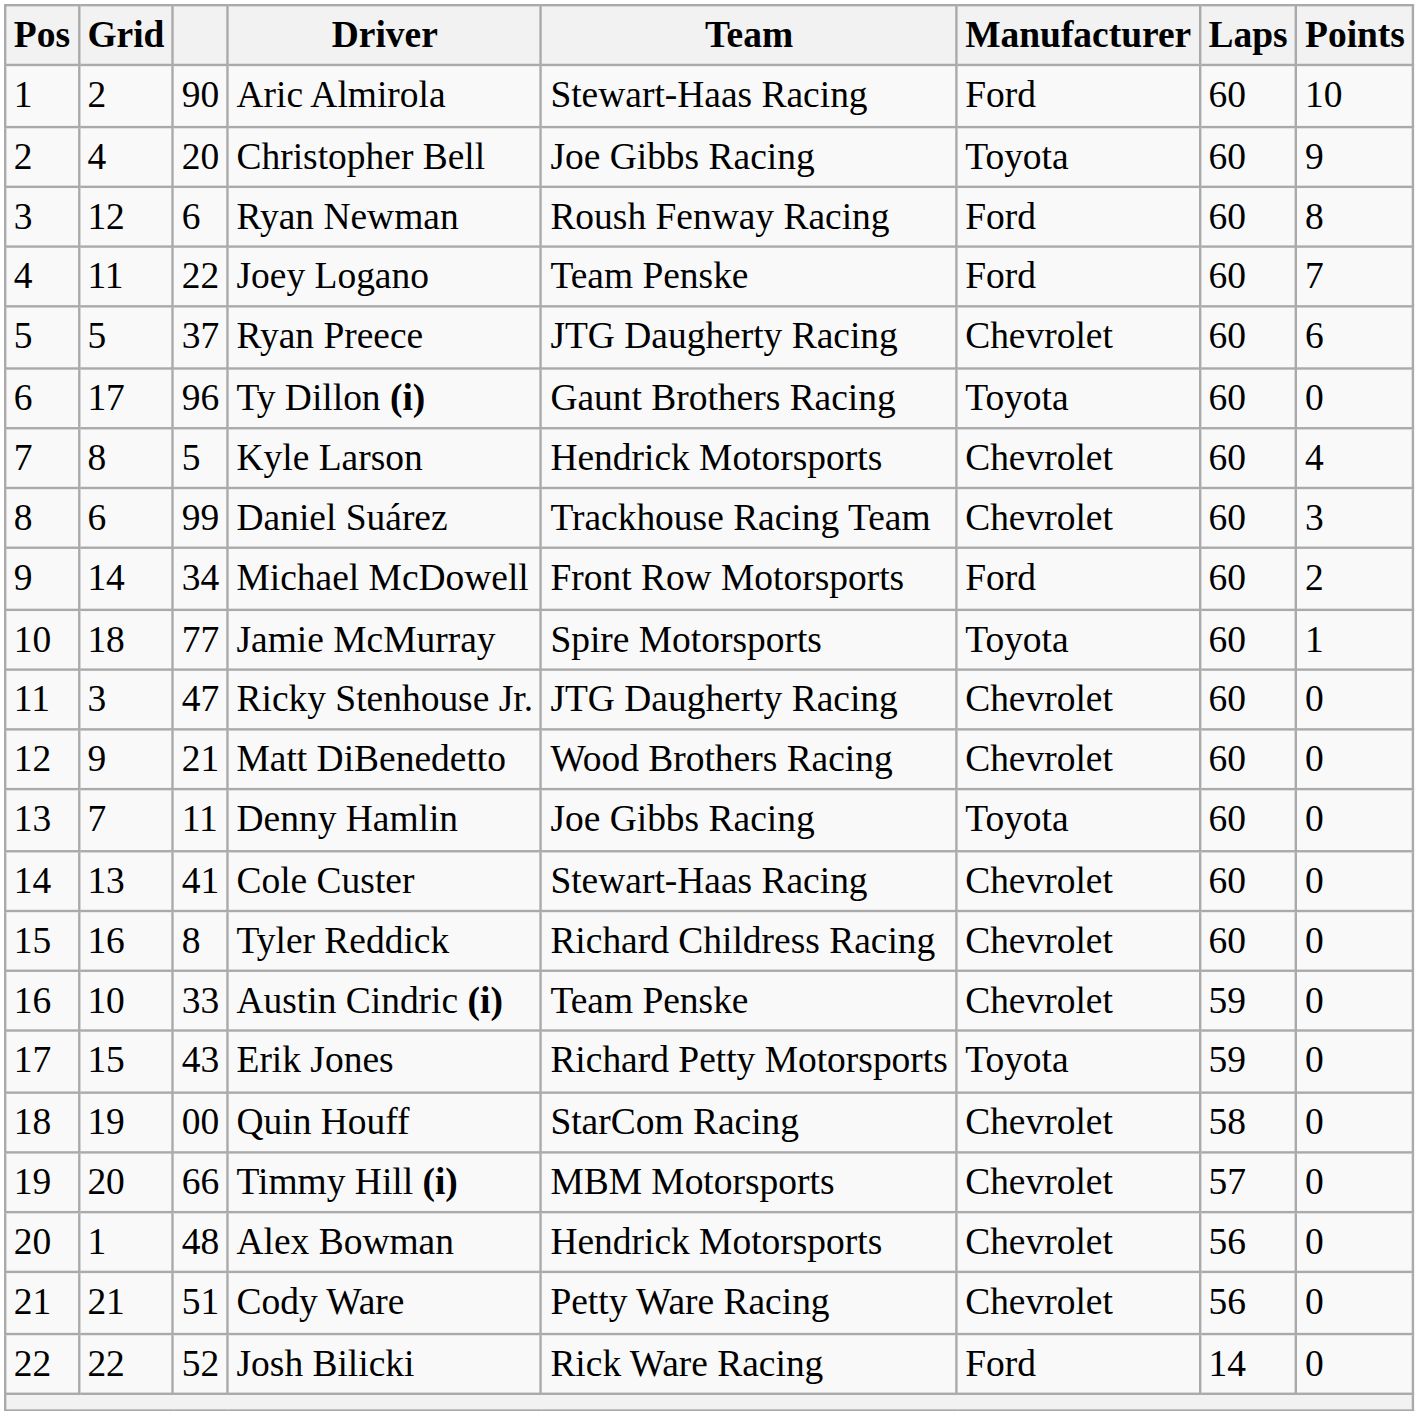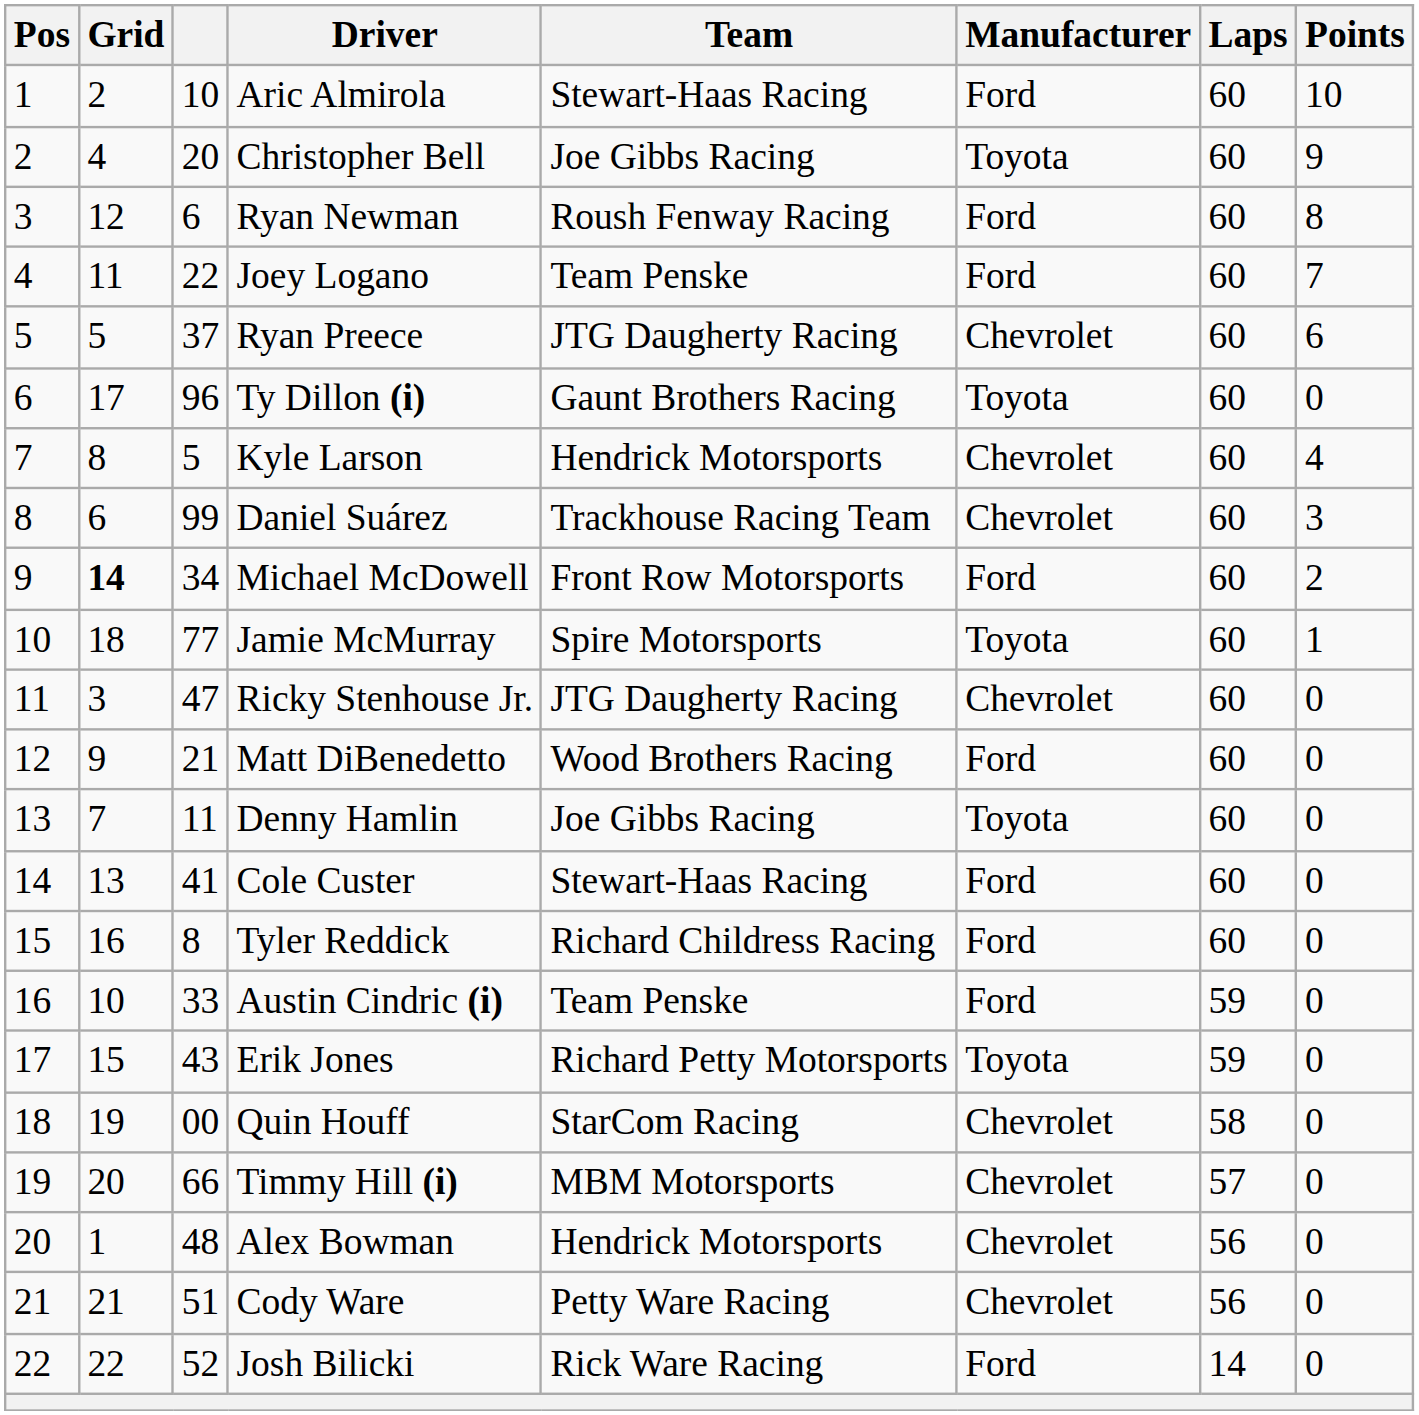(200, 94) 90 -> (200, 94) 10
(106, 577) normal -> (106, 577) bold
(1039, 758) Chevrolet -> (1001, 758) Ford
(1039, 879) Chevrolet -> (1001, 879) Ford
(1039, 939) Chevrolet -> (1001, 939) Ford
(1039, 999) Chevrolet -> (1001, 999) Ford
